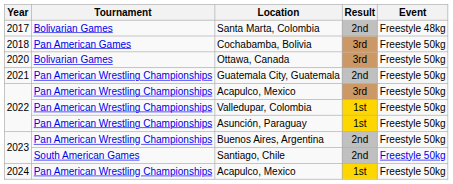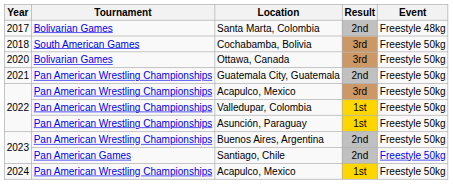(82, 44) Pan American Games -> (87, 44) South American Games
(87, 155) South American Games -> (82, 155) Pan American Games
